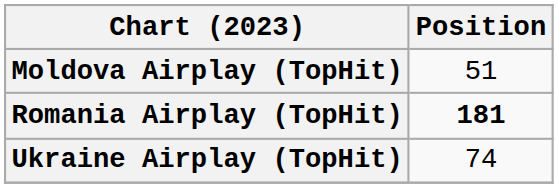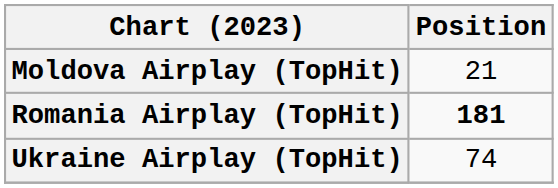(481, 71) 51 -> (481, 71) 21
